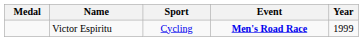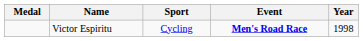(343, 28) 1999 -> (343, 28) 1998
